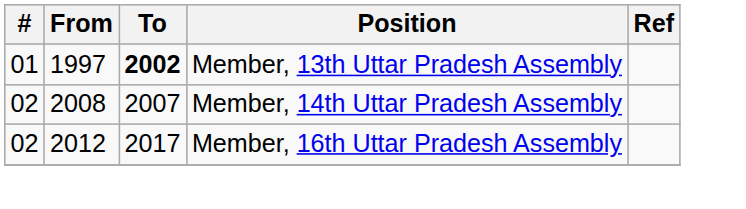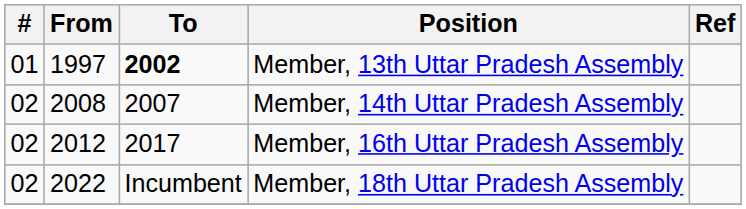+ row: (468, 183)
